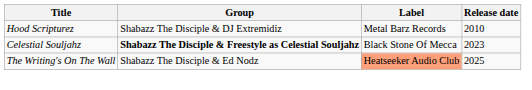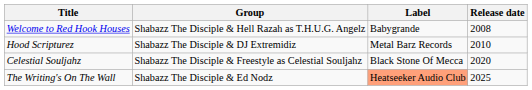+ row: (68, 28)
(240, 45) bold -> (248, 61) normal
(474, 45) 2023 -> (481, 61) 2020
